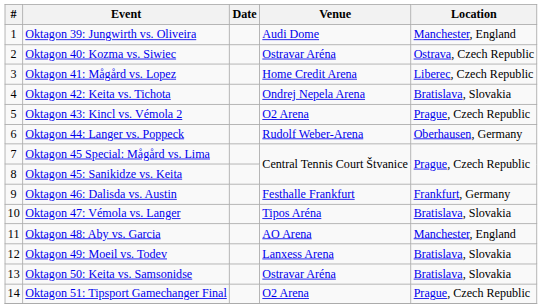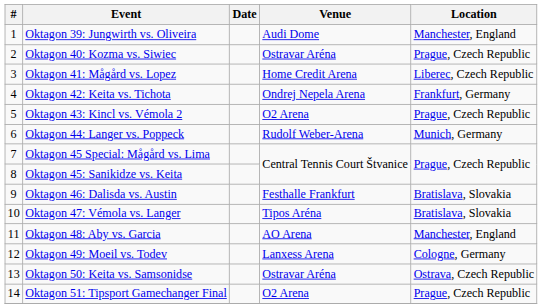(474, 54) Ostrava, Czech Republic -> (472, 54) Prague, Czech Republic
(462, 94) Bratislava, Slovakia -> (462, 94) Frankfurt, Germany
(468, 134) Oberhausen, Germany -> (458, 134) Munich, Germany
(462, 194) Frankfurt, Germany -> (462, 194) Bratislava, Slovakia
(462, 254) Bratislava, Slovakia -> (460, 254) Cologne, Germany
(462, 274) Bratislava, Slovakia -> (474, 274) Ostrava, Czech Republic
